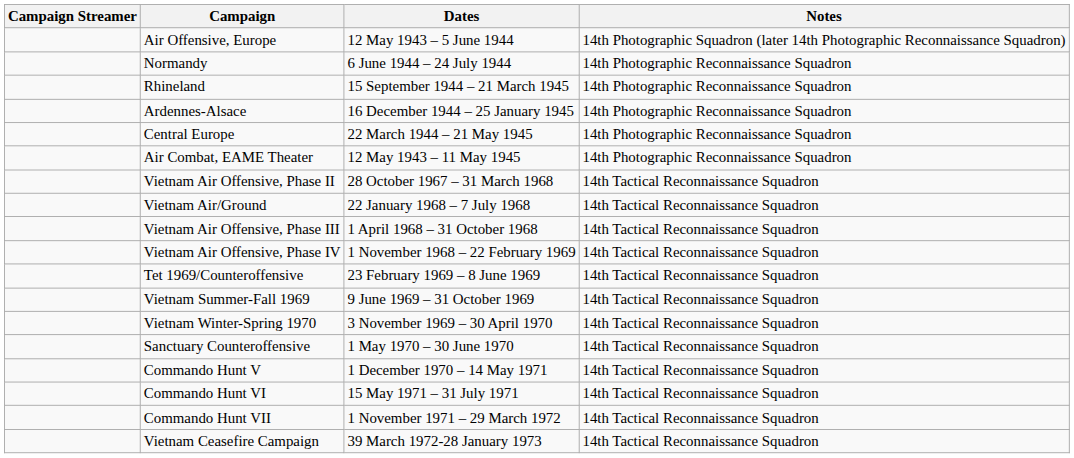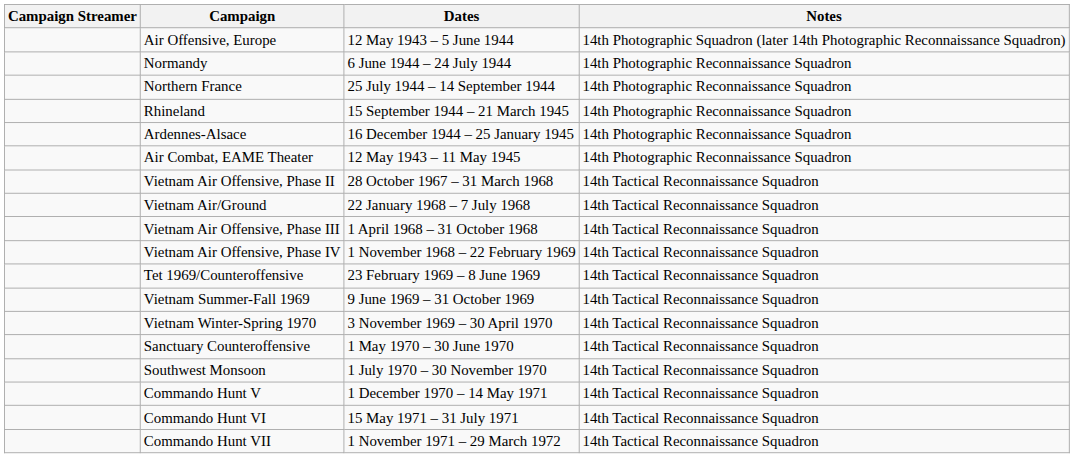+ row: (193, 87)
- row: (189, 134)
+ row: (205, 370)
- row: (231, 441)
